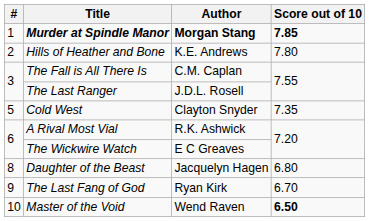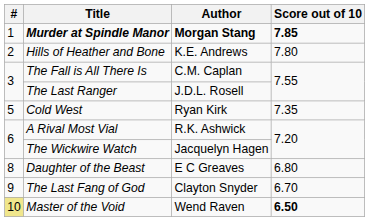(216, 110) Clayton Snyder -> (201, 110) Ryan Kirk
(209, 149) E C Greaves -> (221, 149) Jacquelyn Hagen
(221, 168) Jacquelyn Hagen -> (209, 168) E C Greaves
(201, 187) Ryan Kirk -> (216, 187) Clayton Snyder
(14, 206) no background -> (14, 206) khaki background
